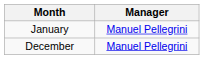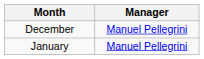rows swapped: (50, 46) <-> (50, 29)
